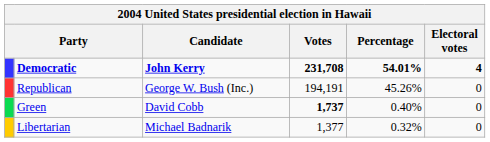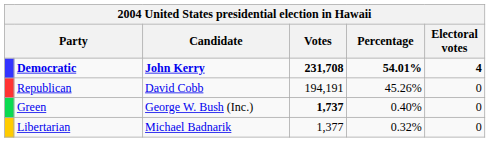(199, 88) George W. Bush (Inc.) -> (174, 88) David Cobb
(174, 108) David Cobb -> (199, 108) George W. Bush (Inc.)
